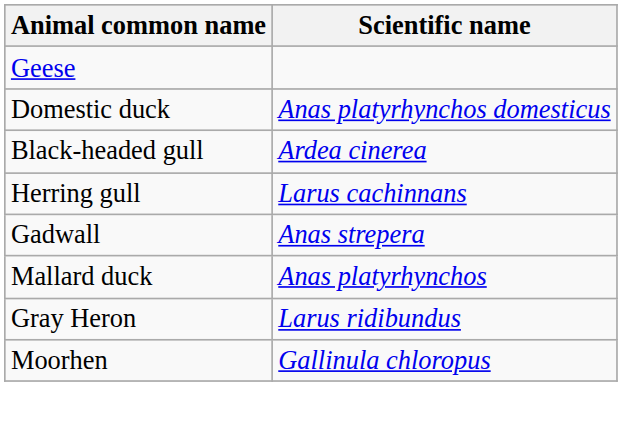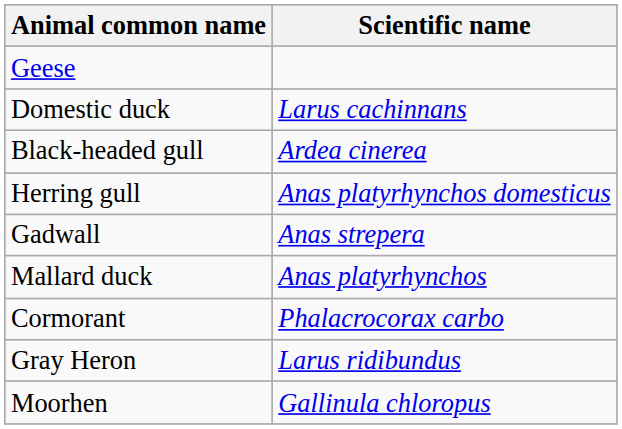(444, 109) Anas platyrhynchos domesticus -> (373, 109) Larus cachinnans
(373, 192) Larus cachinnans -> (444, 192) Anas platyrhynchos domesticus
+ row: (68, 318)
